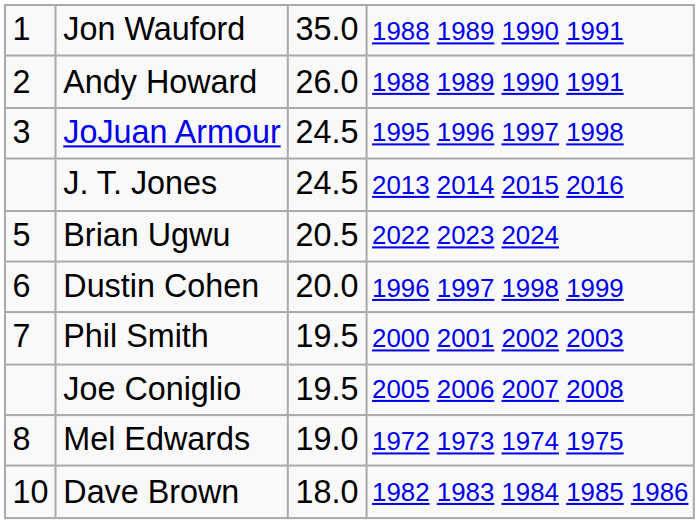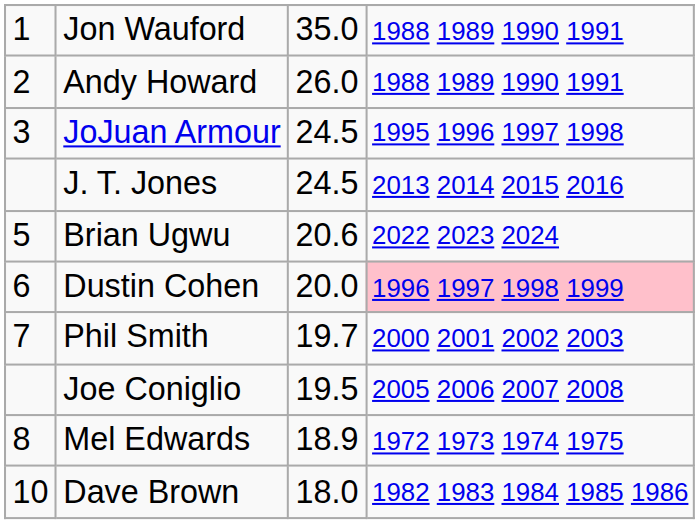(327, 235) 20.5 -> (327, 235) 20.6
(498, 287) no background -> (498, 287) pink background
(327, 337) 19.5 -> (327, 337) 19.7
(327, 440) 19.0 -> (327, 440) 18.9
